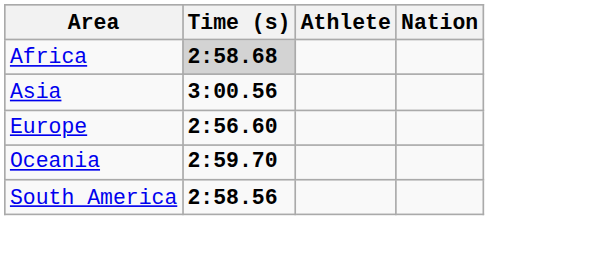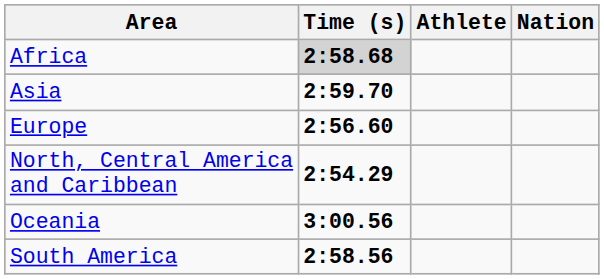(233, 92) 3:00.56 -> (348, 92) 2:59.70
+ row: (152, 175)
(233, 162) 2:59.70 -> (348, 222) 3:00.56
